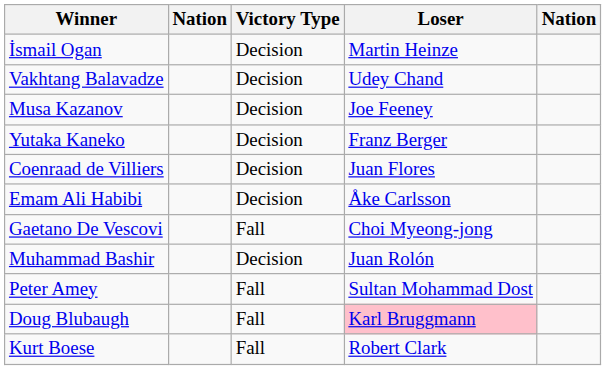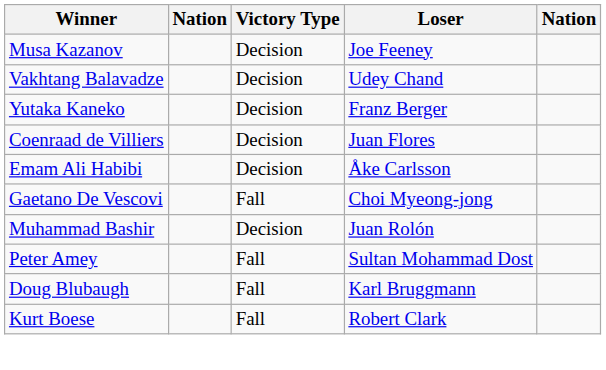- row: (55, 49)
rows swapped: (86, 79) <-> (66, 109)
(412, 318) pink background -> (412, 288) no background
